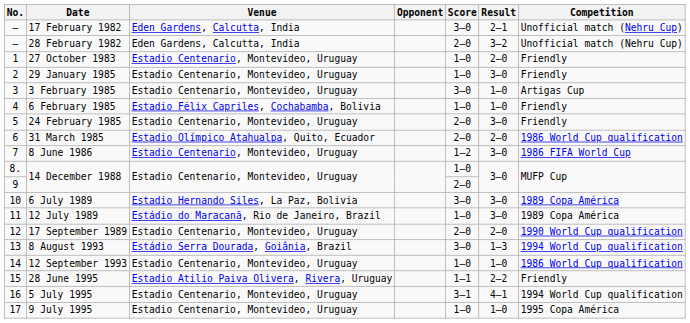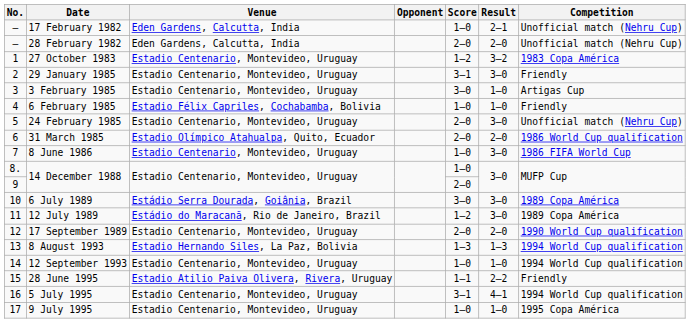(462, 28) 3–0 -> (462, 28) 1–0
(499, 44) 3–2 -> (499, 44) 2–0
(462, 59) 1–0 -> (462, 59) 1–2
(499, 59) 2–0 -> (499, 59) 3–2
(544, 59) Friendly -> (570, 59) 1983 Copa América
(462, 75) 1–0 -> (462, 75) 3–1
(544, 122) Friendly -> (602, 122) Unofficial match (Nehru Cup)
(462, 153) 1–2 -> (462, 153) 1–0
(245, 200) Estadio Hernando Siles, La Paz, Bolivia -> (242, 200) Estádio Serra Dourada, Goiânia, Brazil
(462, 216) 1–0 -> (462, 216) 1–2
(242, 247) Estádio Serra Dourada, Goiânia, Brazil -> (245, 247) Estadio Hernando Siles, La Paz, Bolivia
(462, 247) 3–0 -> (462, 247) 1–3
(602, 263) 1986 World Cup qualification -> (602, 263) 1994 World Cup qualification
